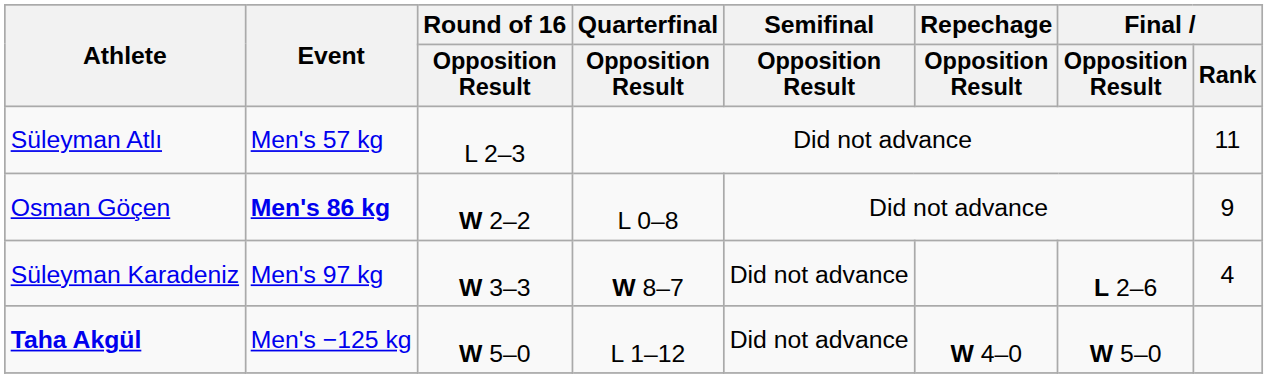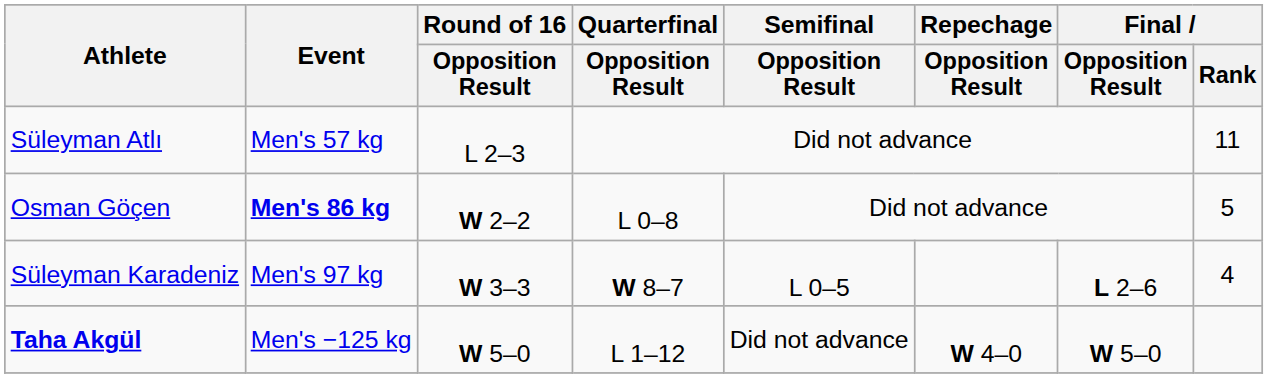(1227, 207) 9 -> (1227, 207) 5
(819, 274) Did not advance -> (819, 287) L 0–5
